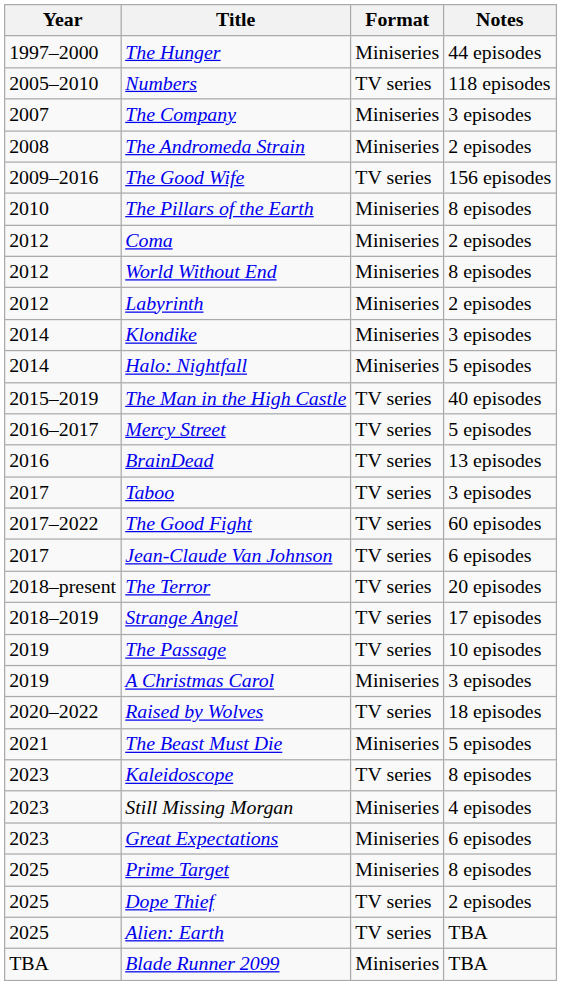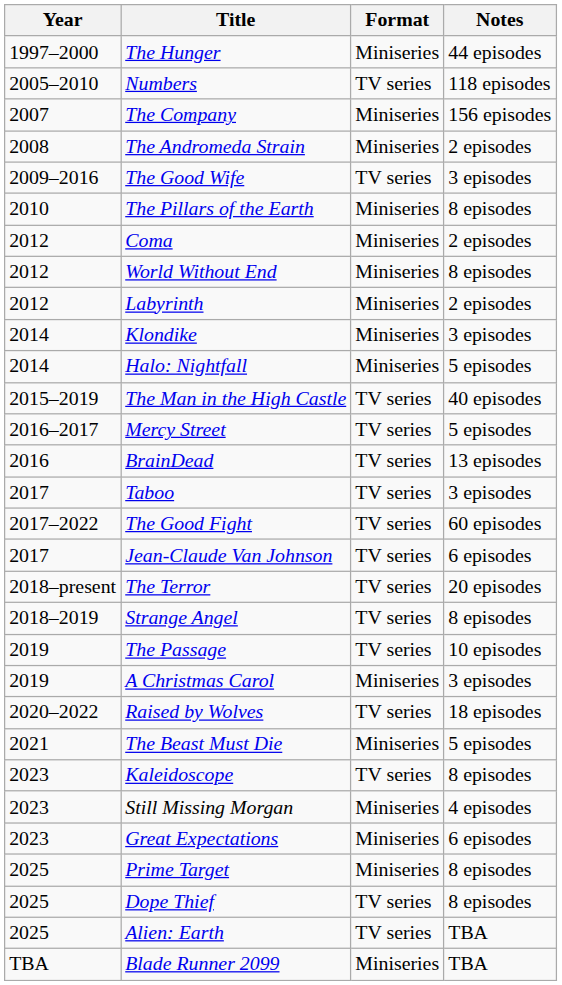(490, 114) 3 episodes -> (500, 114) 156 episodes
(500, 177) 156 episodes -> (490, 177) 3 episodes
(495, 618) 17 episodes -> (490, 618) 8 episodes
(490, 901) 2 episodes -> (490, 901) 8 episodes
